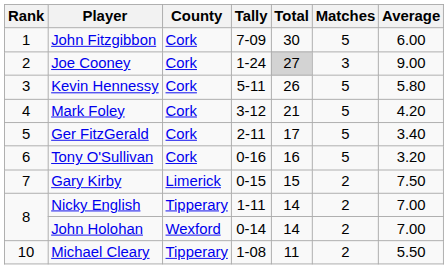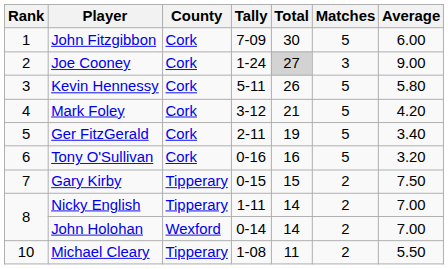(292, 134) 17 -> (292, 134) 19
(193, 181) Limerick -> (197, 181) Tipperary
